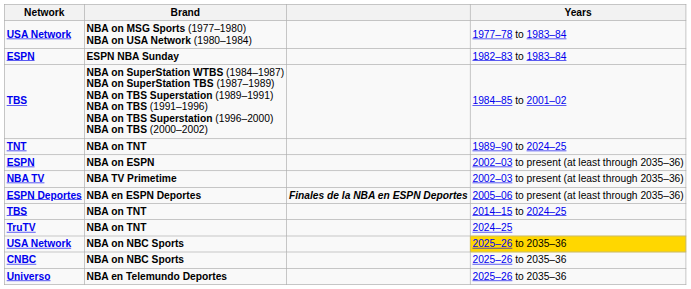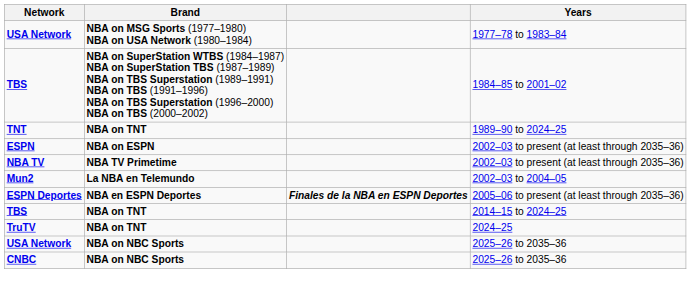- row: (21, 56)
+ row: (20, 179)
(519, 244) gold background -> (519, 244) no background
- row: (29, 276)
